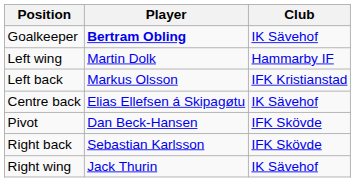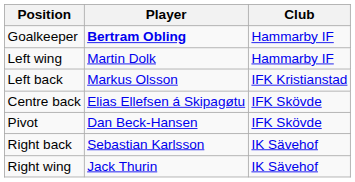(285, 36) IK Sävehof -> (293, 36) Hammarby IF
(285, 101) IK Sävehof -> (287, 101) IFK Skövde
(287, 144) IFK Skövde -> (285, 144) IK Sävehof
